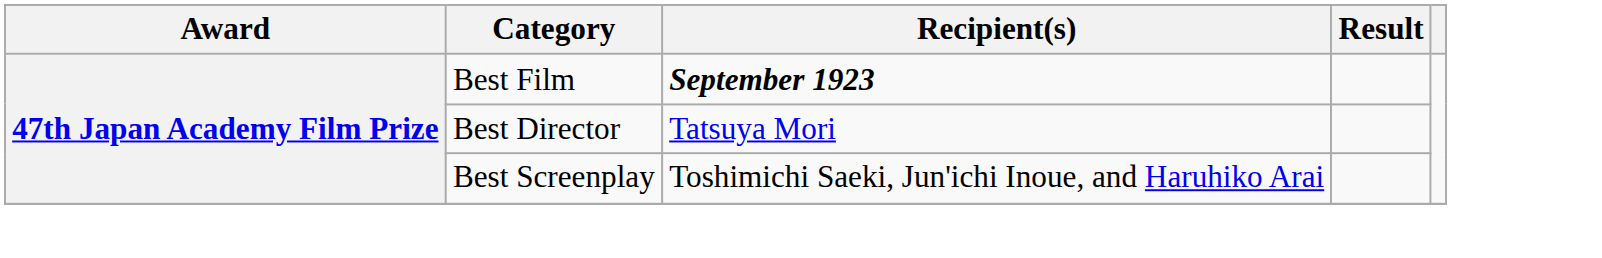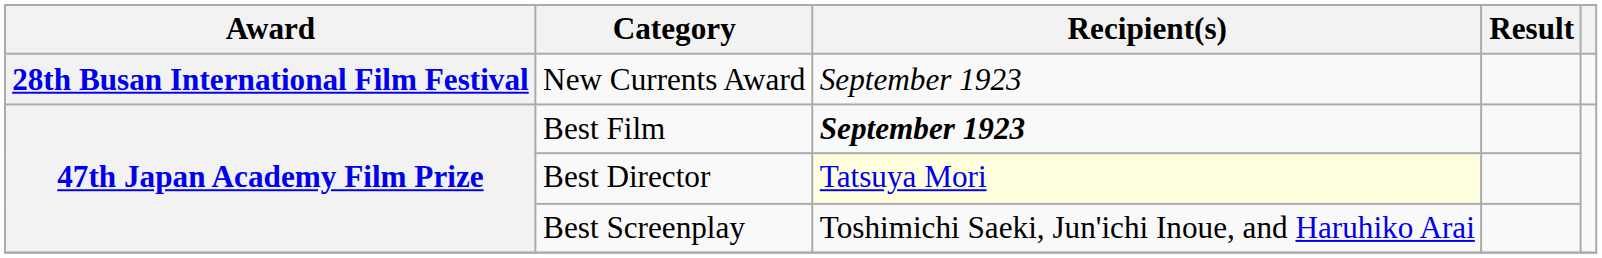+ row: (674, 78)
(753, 128) no background -> (903, 177) lightyellow background
